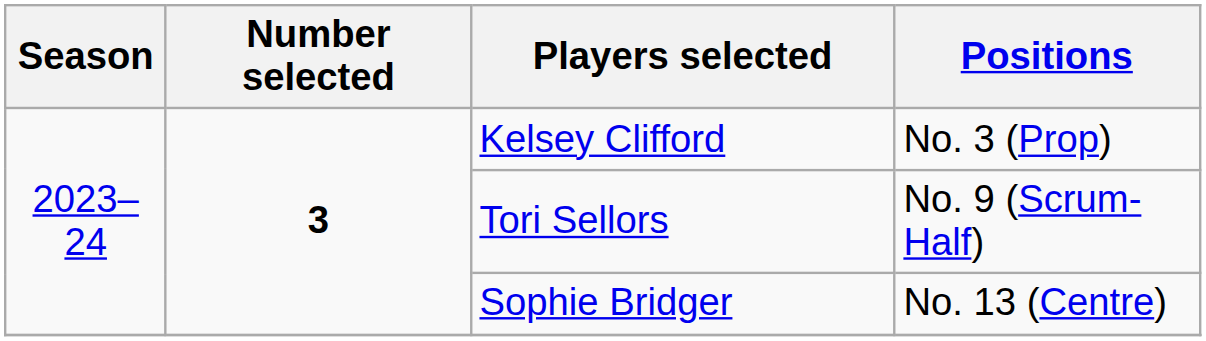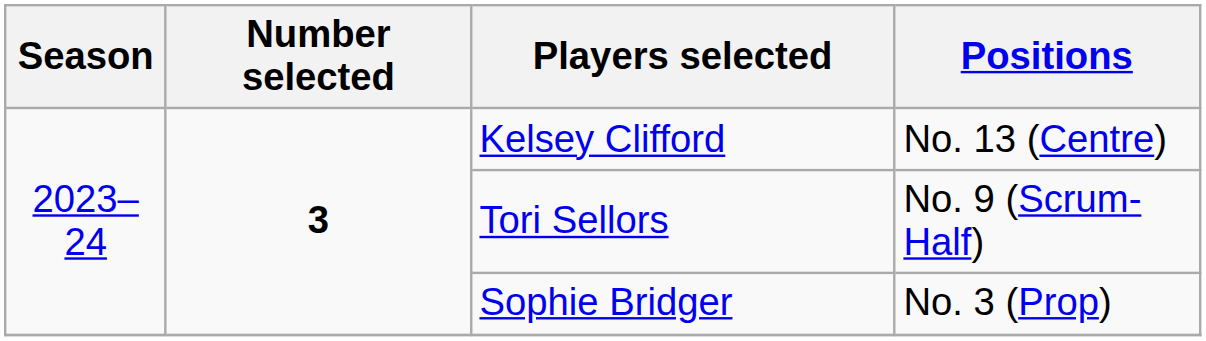(1008, 138) No. 3 (Prop) -> (1035, 138) No. 13 (Centre)
(1035, 302) No. 13 (Centre) -> (1008, 302) No. 3 (Prop)
